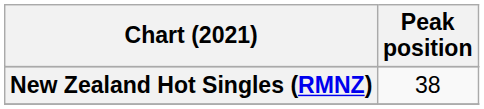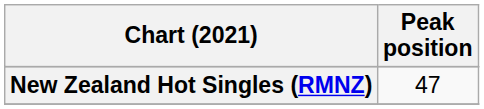(428, 85) 38 -> (428, 85) 47
